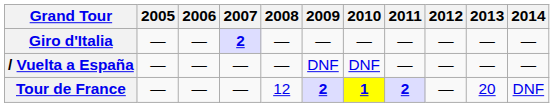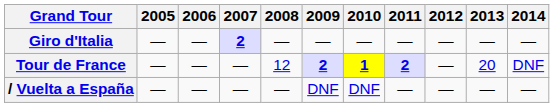rows swapped: (71, 89) <-> (71, 65)
